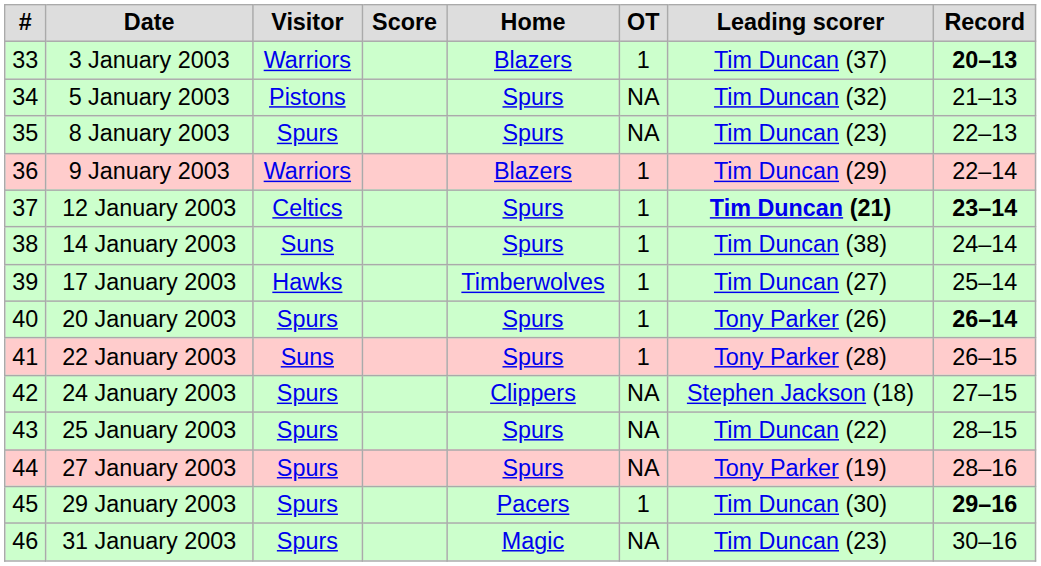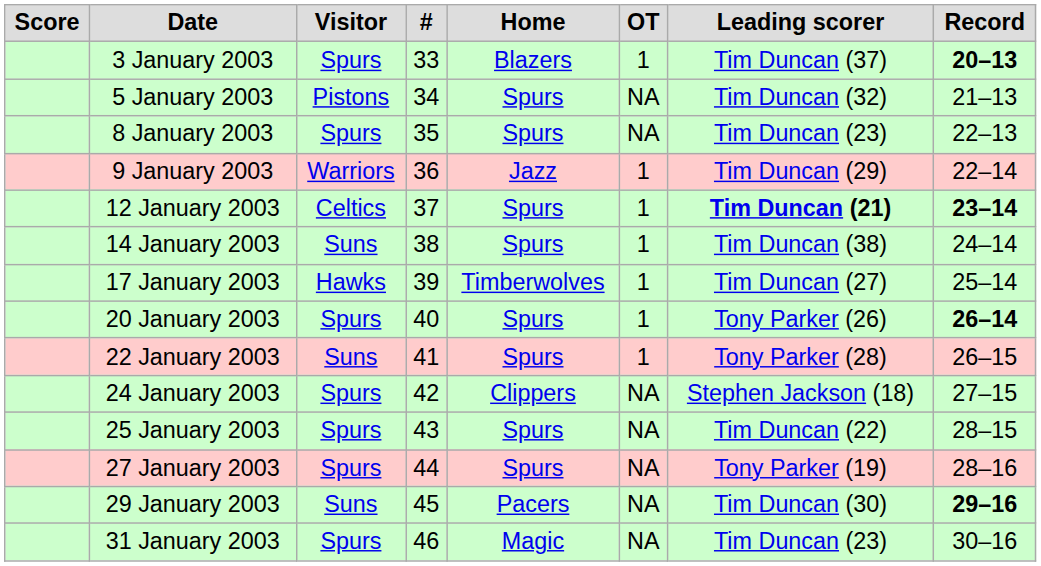columns swapped: (25, 23) <-> (405, 23)
(307, 60) Warriors -> (351, 60) Spurs
(533, 171) Blazers -> (533, 171) Jazz
(307, 504) Spurs -> (351, 504) Suns
(643, 504) 1 -> (643, 504) NA
